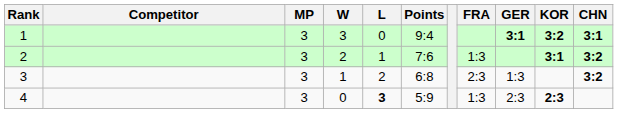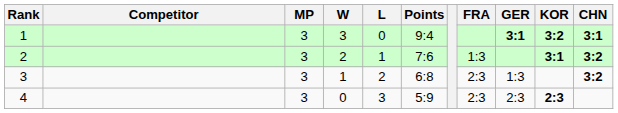(382, 98) bold -> (382, 98) normal
(477, 98) 1:3 -> (477, 98) 2:3
